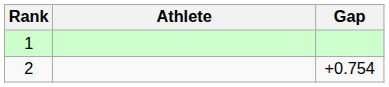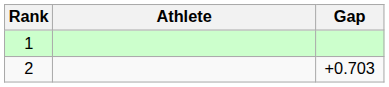(350, 69) +0.754 -> (350, 69) +0.703
